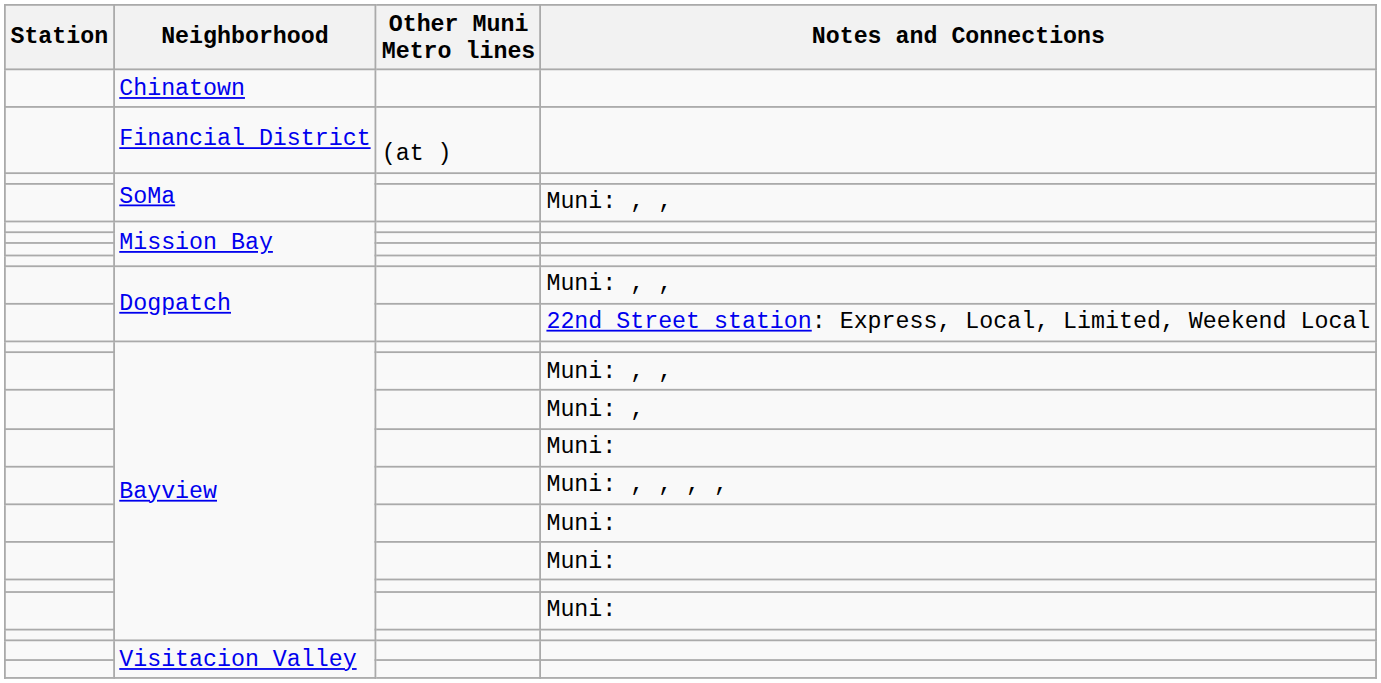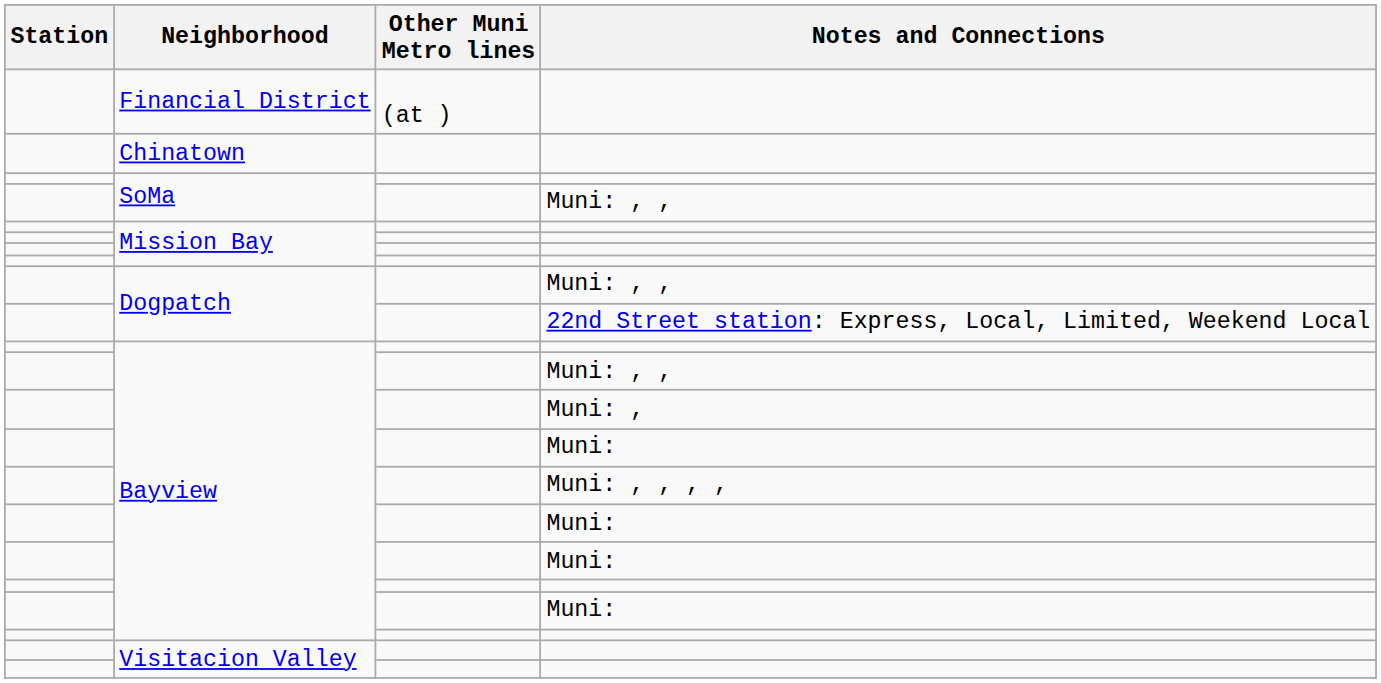rows swapped: (182, 89) <-> (245, 140)
